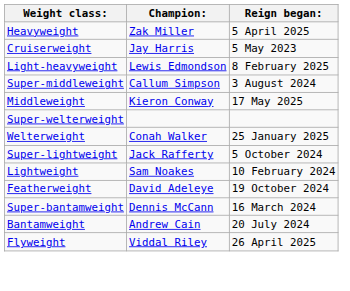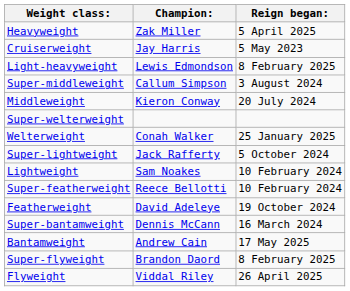(267, 101) 17 May 2025 -> (277, 101) 20 July 2024
+ row: (69, 189)
(271, 224) 20 July 2024 -> (274, 242) 17 May 2025
+ row: (56, 259)
